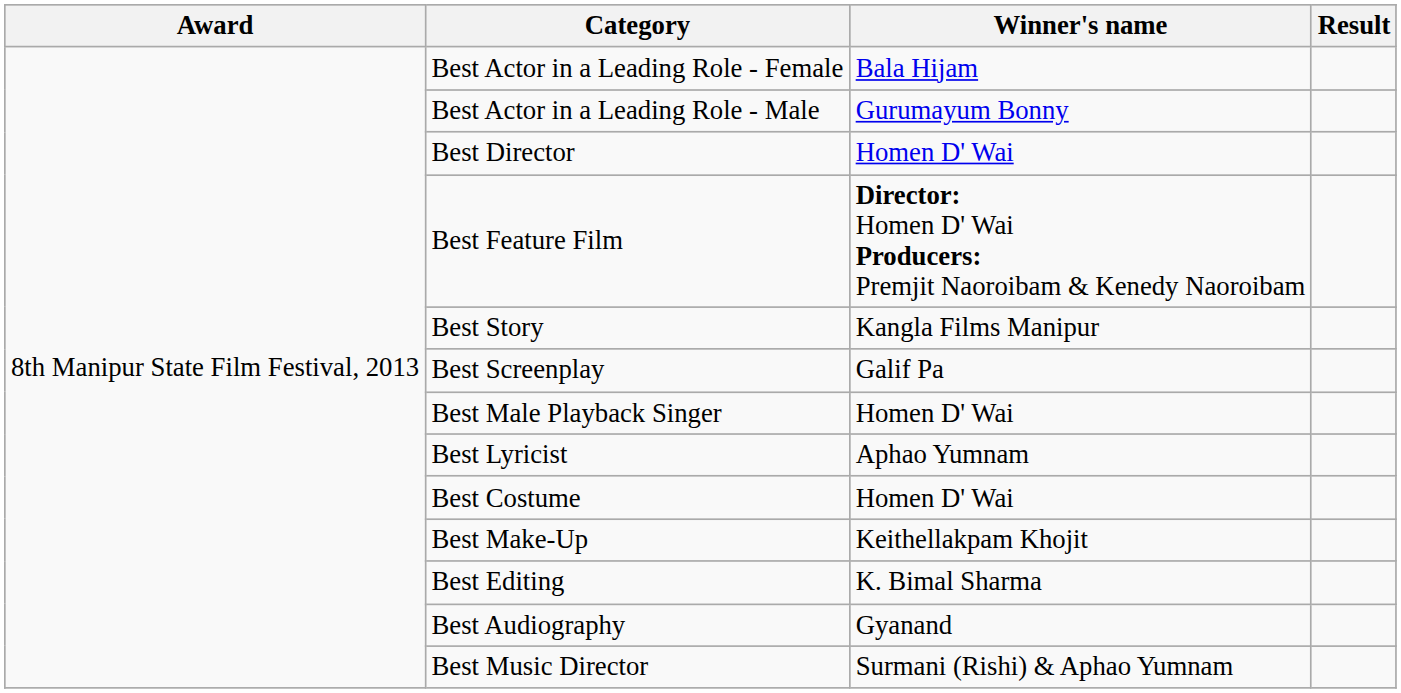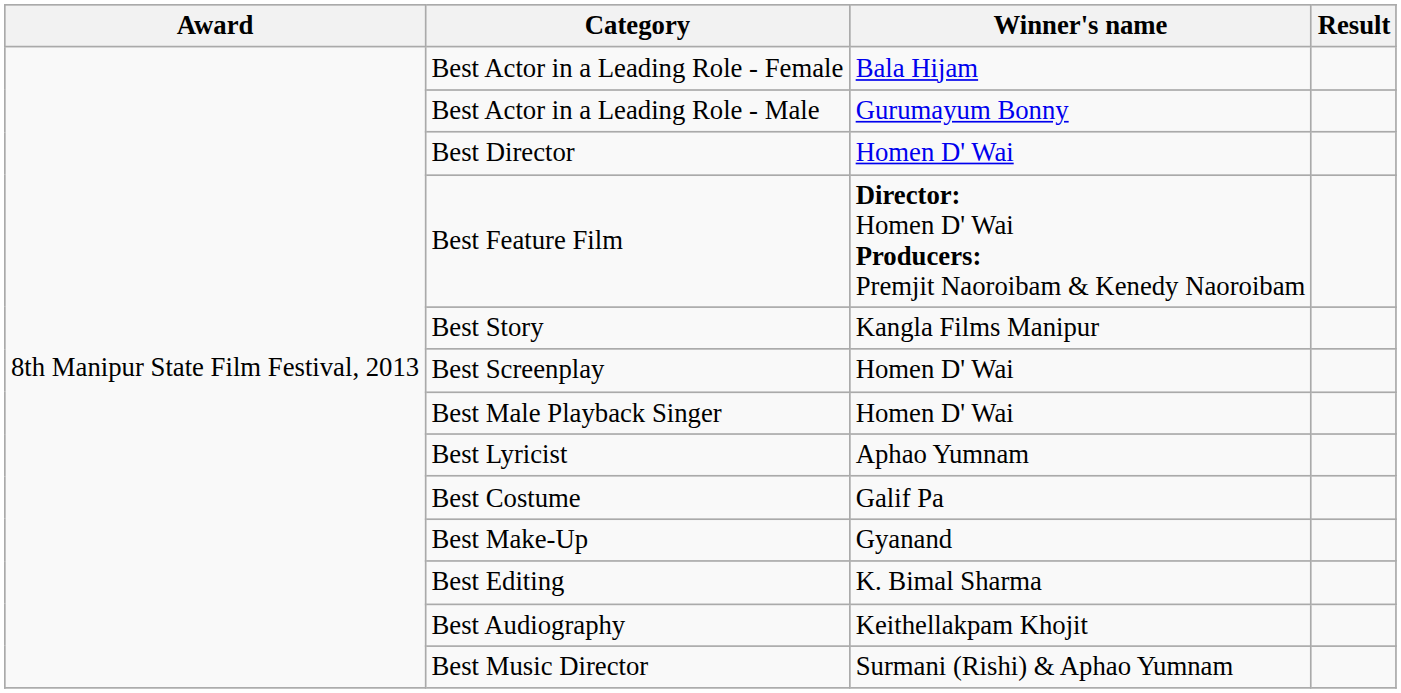(900, 370) Galif Pa -> (935, 370) Homen D' Wai
(935, 497) Homen D' Wai -> (900, 497) Galif Pa
(972, 539) Keithellakpam Khojit -> (904, 539) Gyanand
(904, 624) Gyanand -> (972, 624) Keithellakpam Khojit
